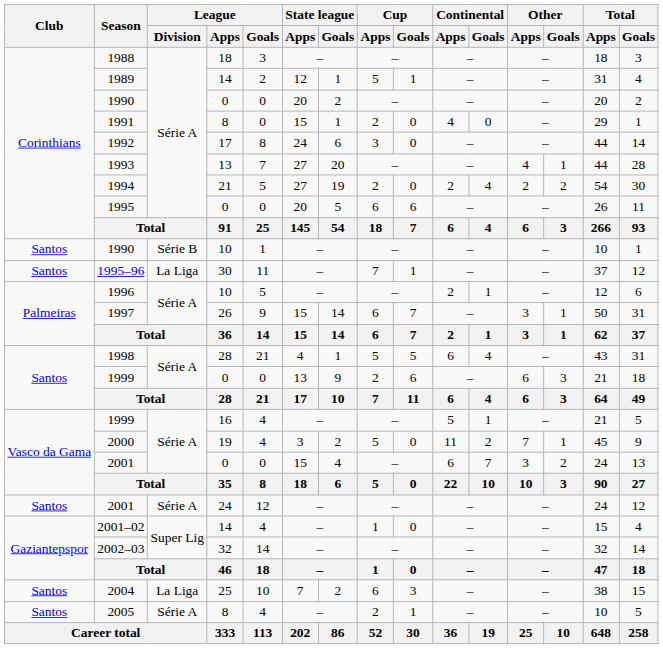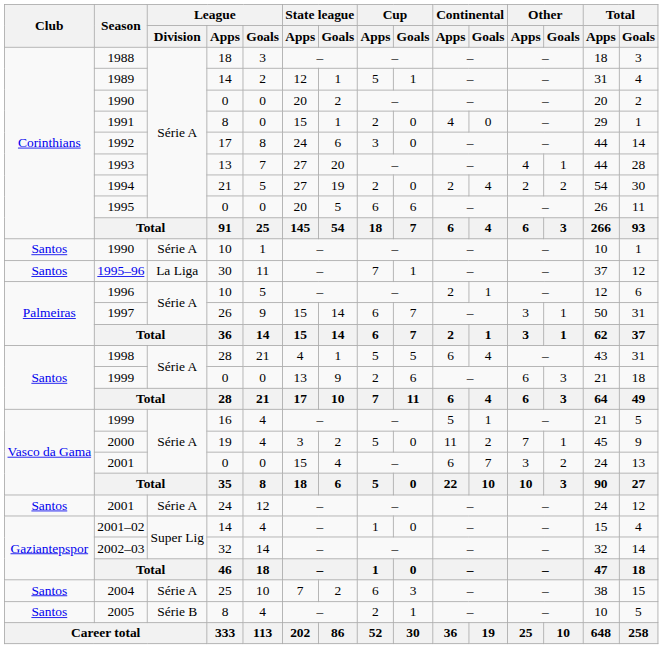(177, 249) Série B -> (177, 249) Série A
(177, 590) La Liga -> (177, 590) Série A
(177, 611) Série A -> (177, 611) Série B
